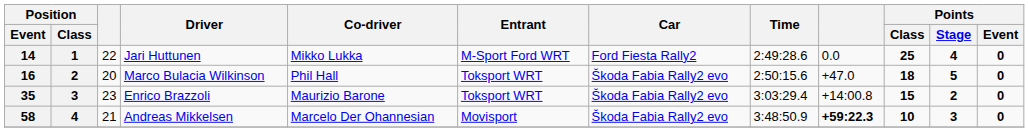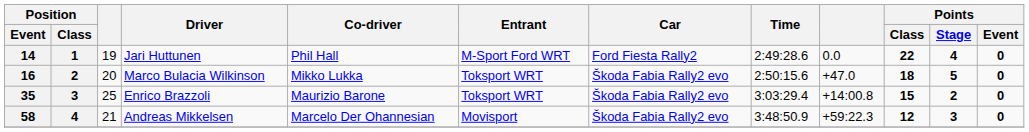(109, 55) 22 -> (109, 55) 19
(327, 55) Mikko Lukka -> (315, 55) Phil Hall
(907, 55) 25 -> (907, 55) 22
(314, 75) Phil Hall -> (327, 75) Mikko Lukka
(109, 96) 23 -> (109, 96) 25
(847, 116) bold -> (848, 116) normal
(907, 116) 10 -> (907, 116) 12
